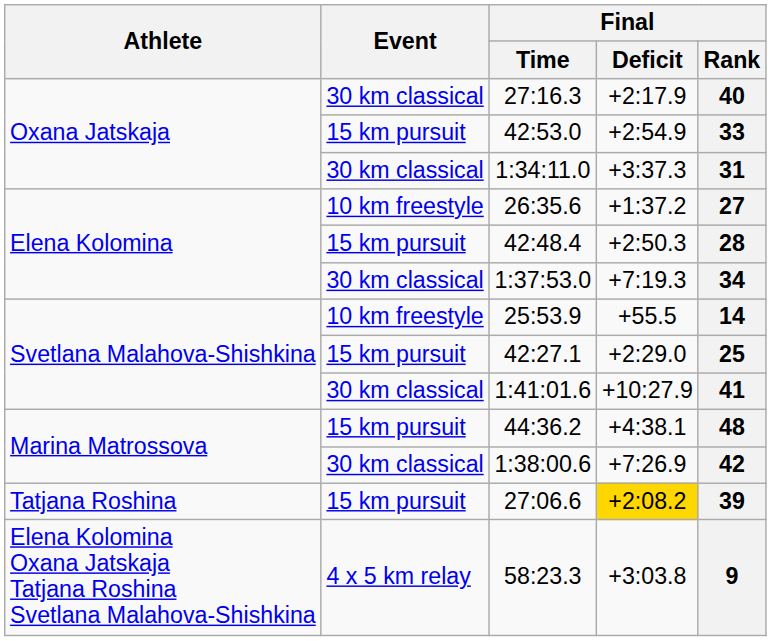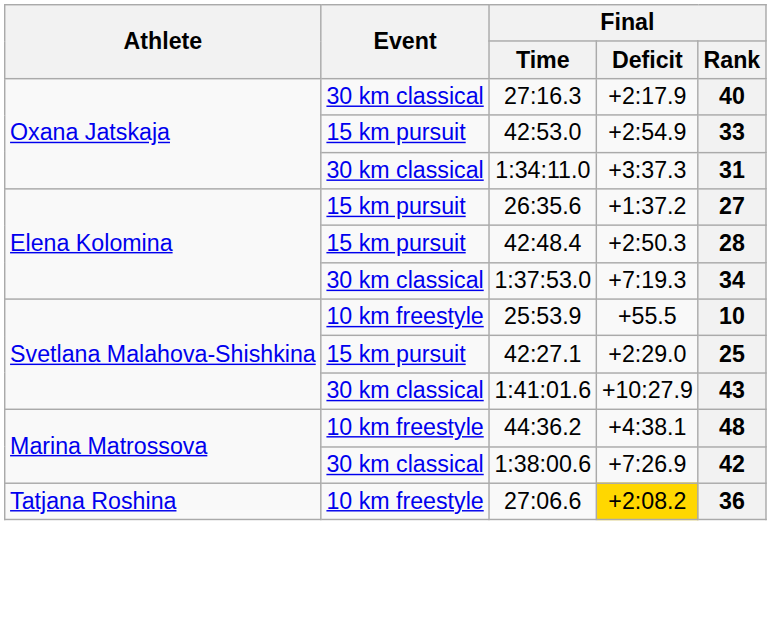(405, 206) 10 km freestyle -> (396, 206) 15 km pursuit
(732, 317) 14 -> (732, 317) 10
(732, 390) 41 -> (732, 390) 43
(396, 427) 15 km pursuit -> (405, 427) 10 km freestyle
(396, 501) 15 km pursuit -> (405, 501) 10 km freestyle
(732, 501) 39 -> (732, 501) 36
- row: (543, 577)
